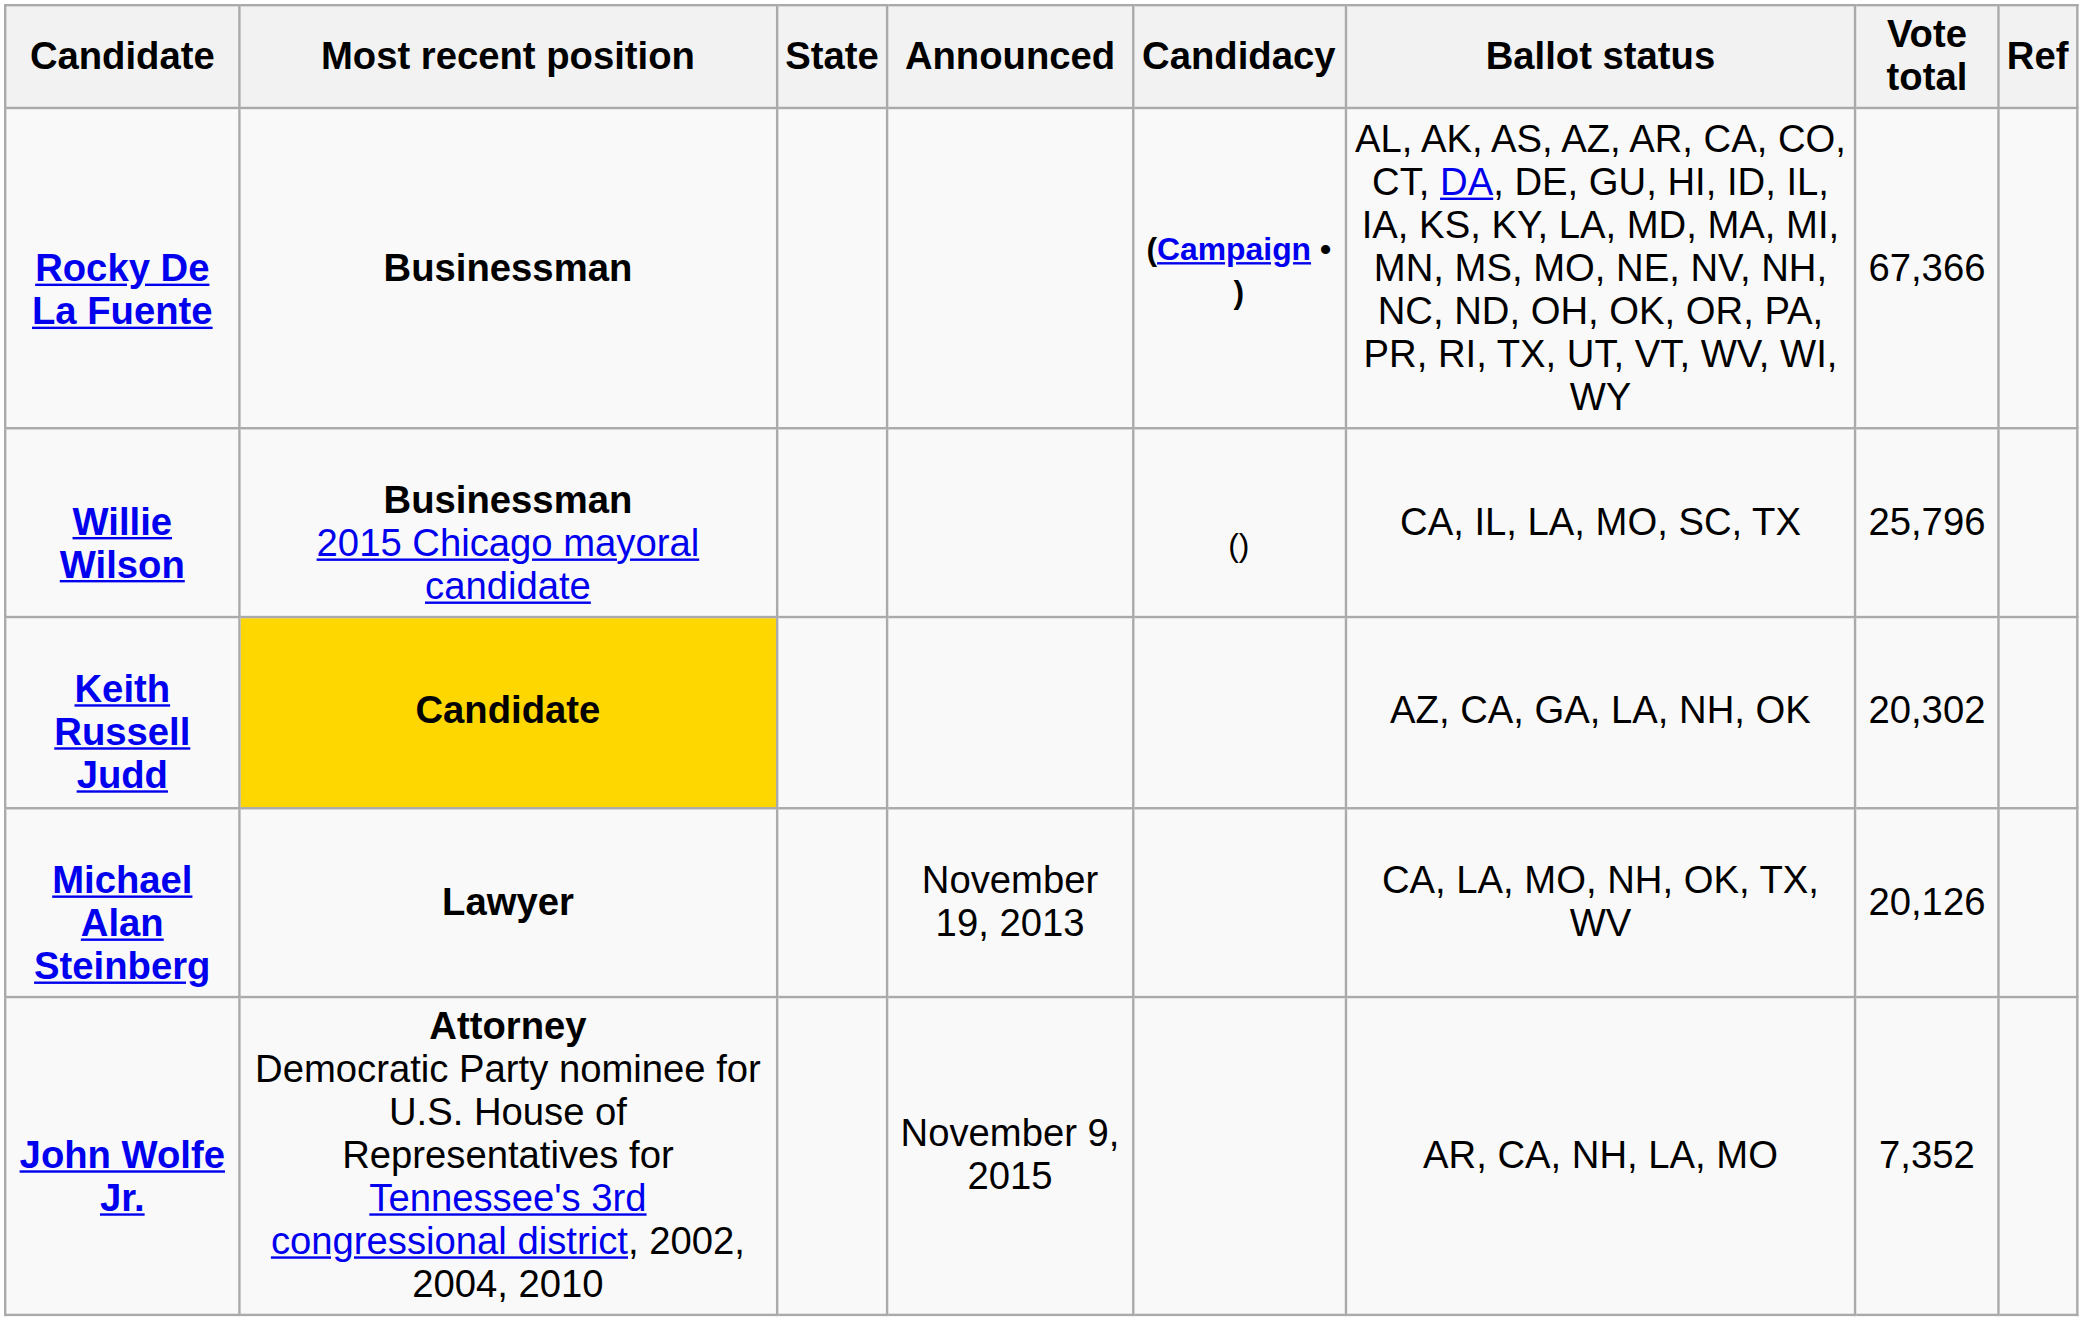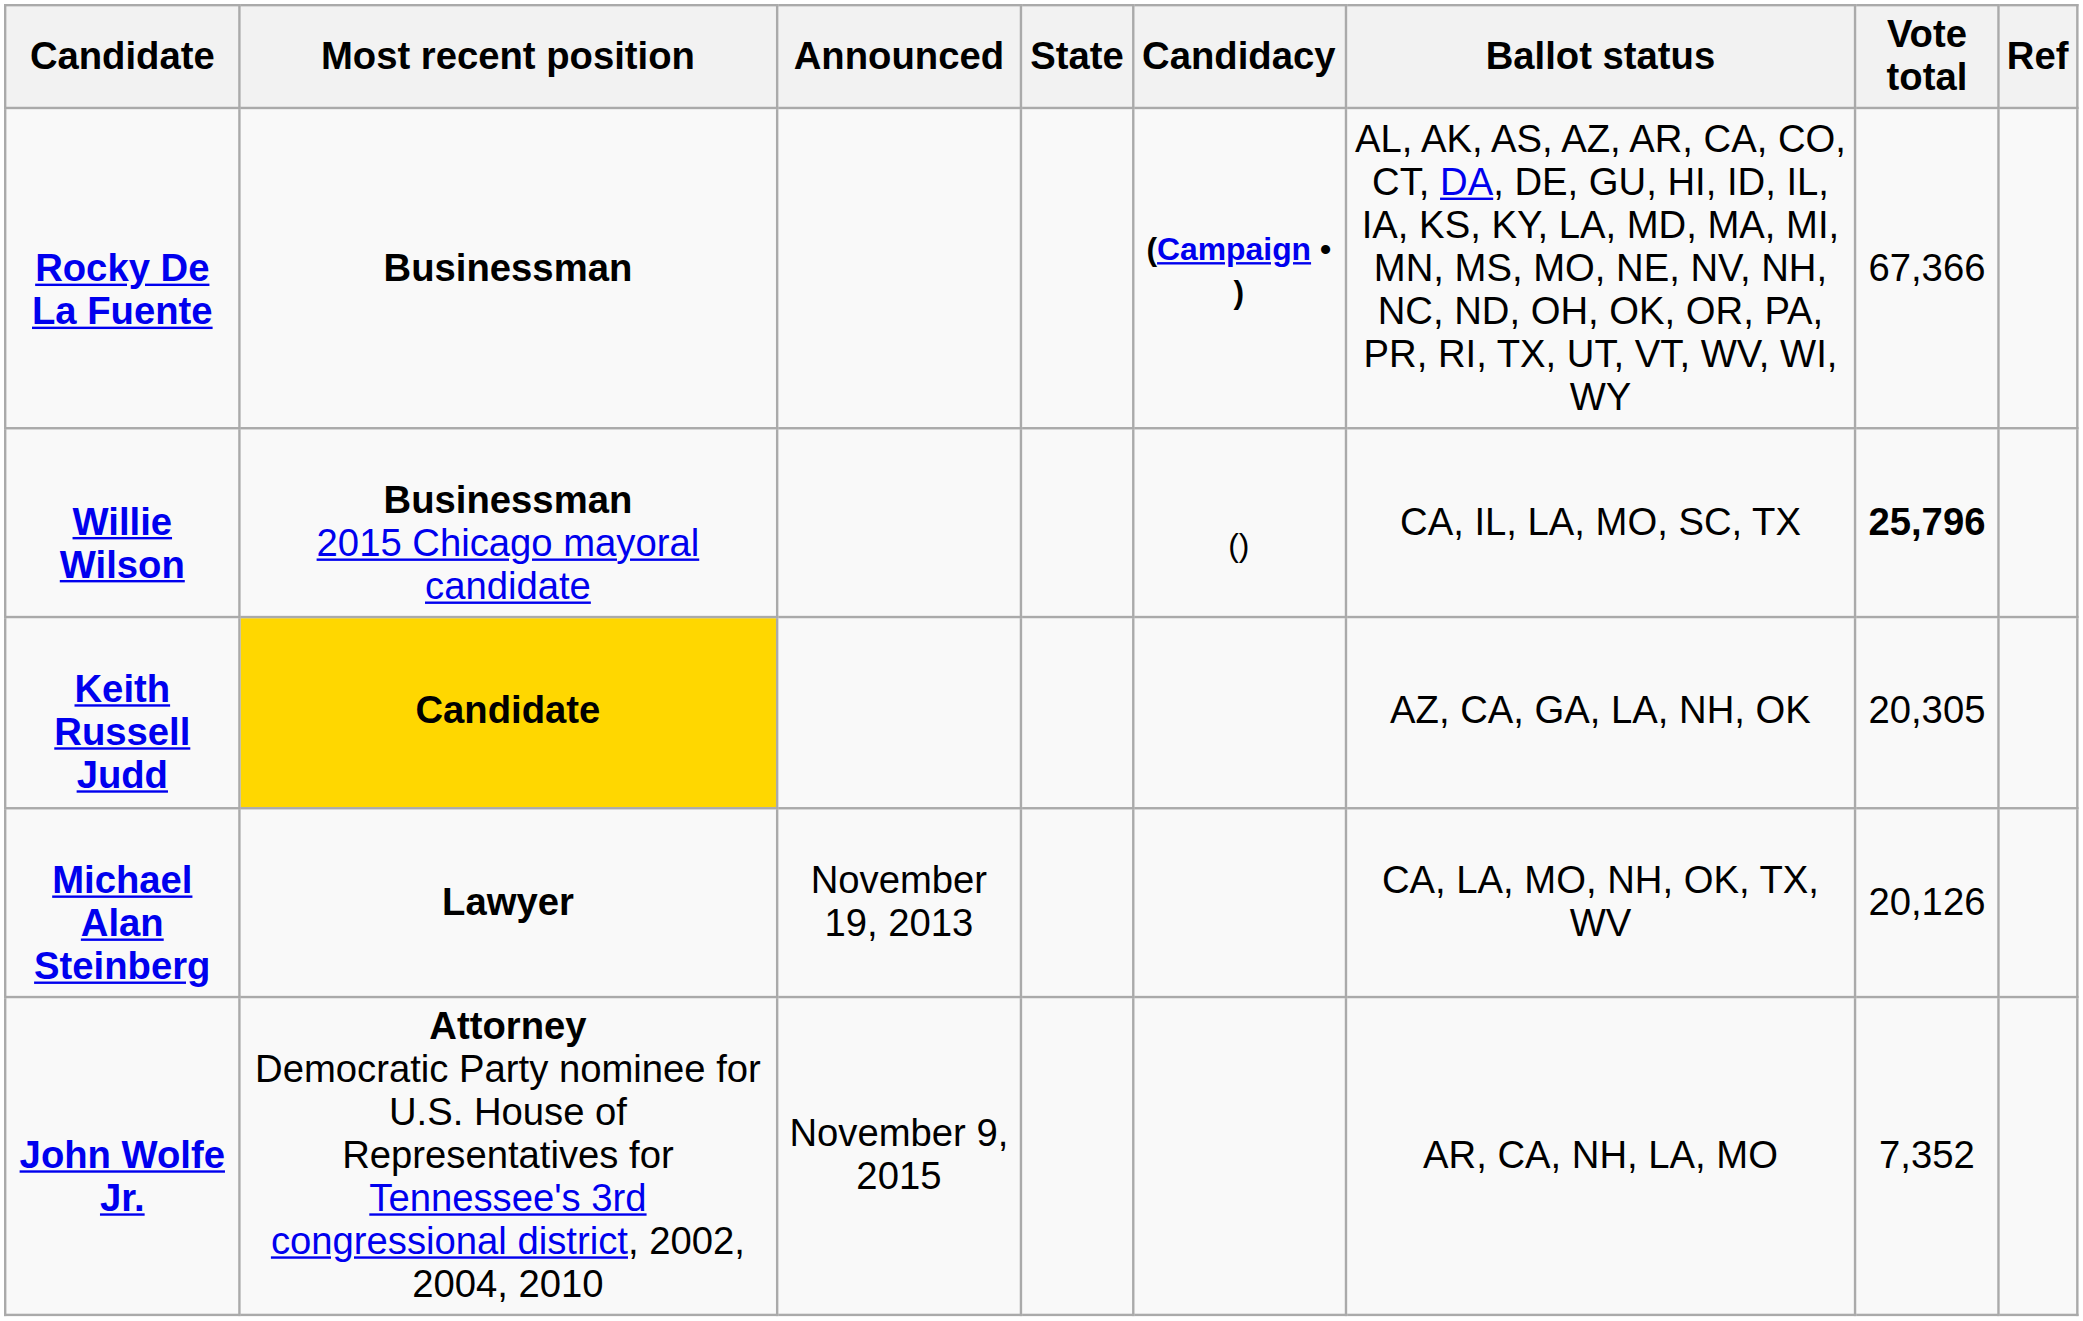columns swapped: (832, 56) <-> (1010, 56)
(1927, 521) normal -> (1927, 521) bold
(1927, 711) 20,302 -> (1927, 711) 20,305
